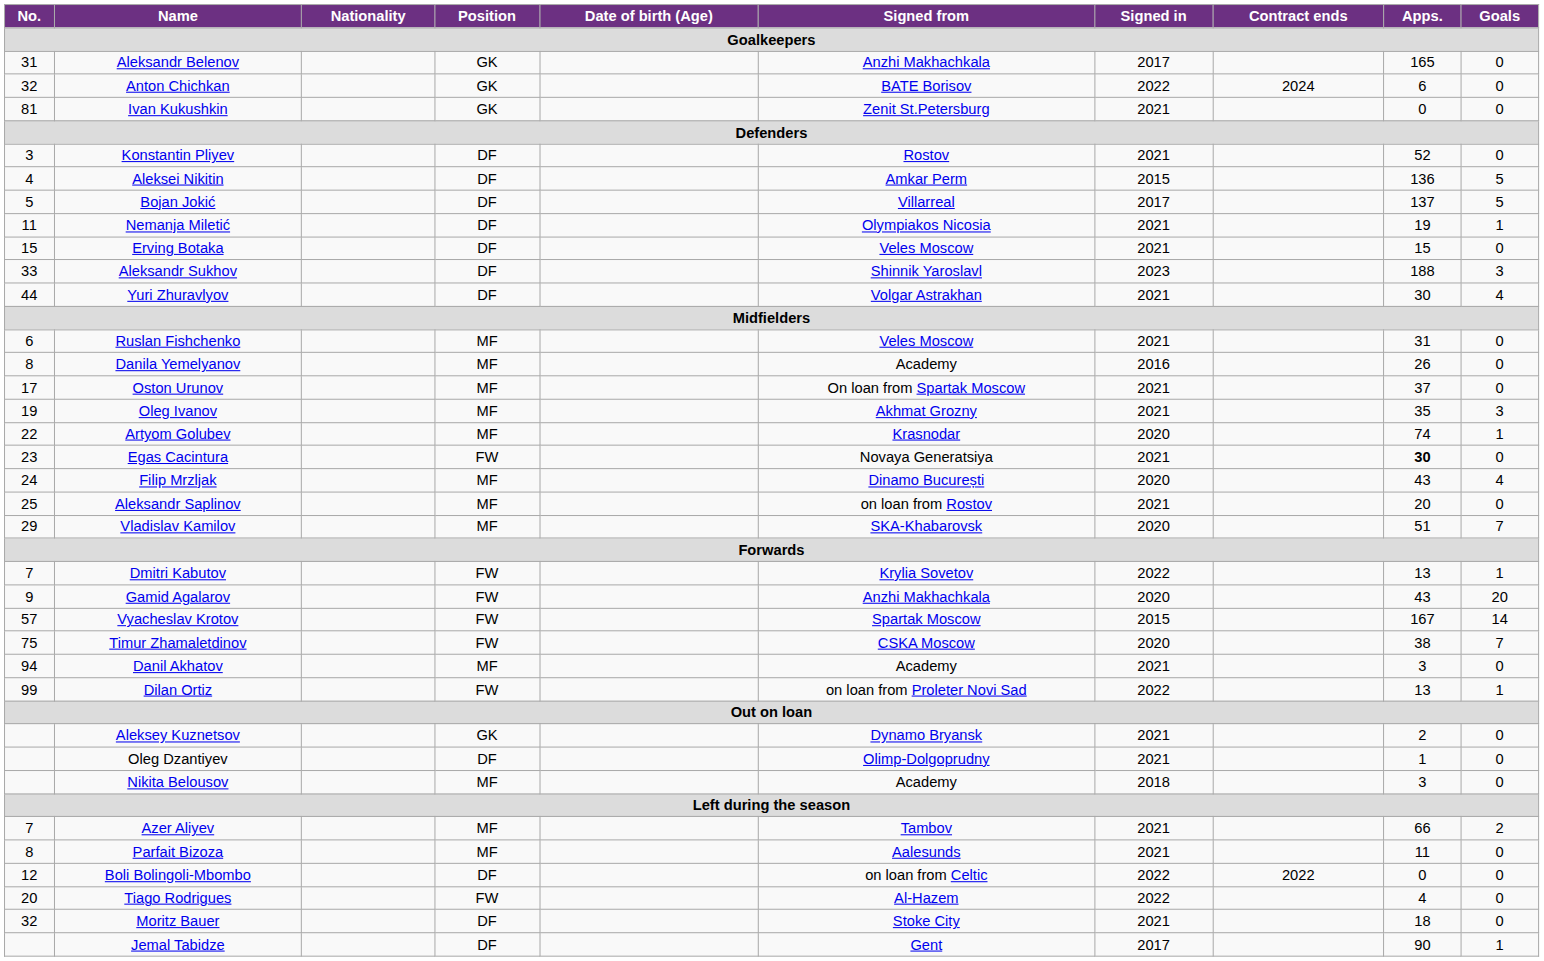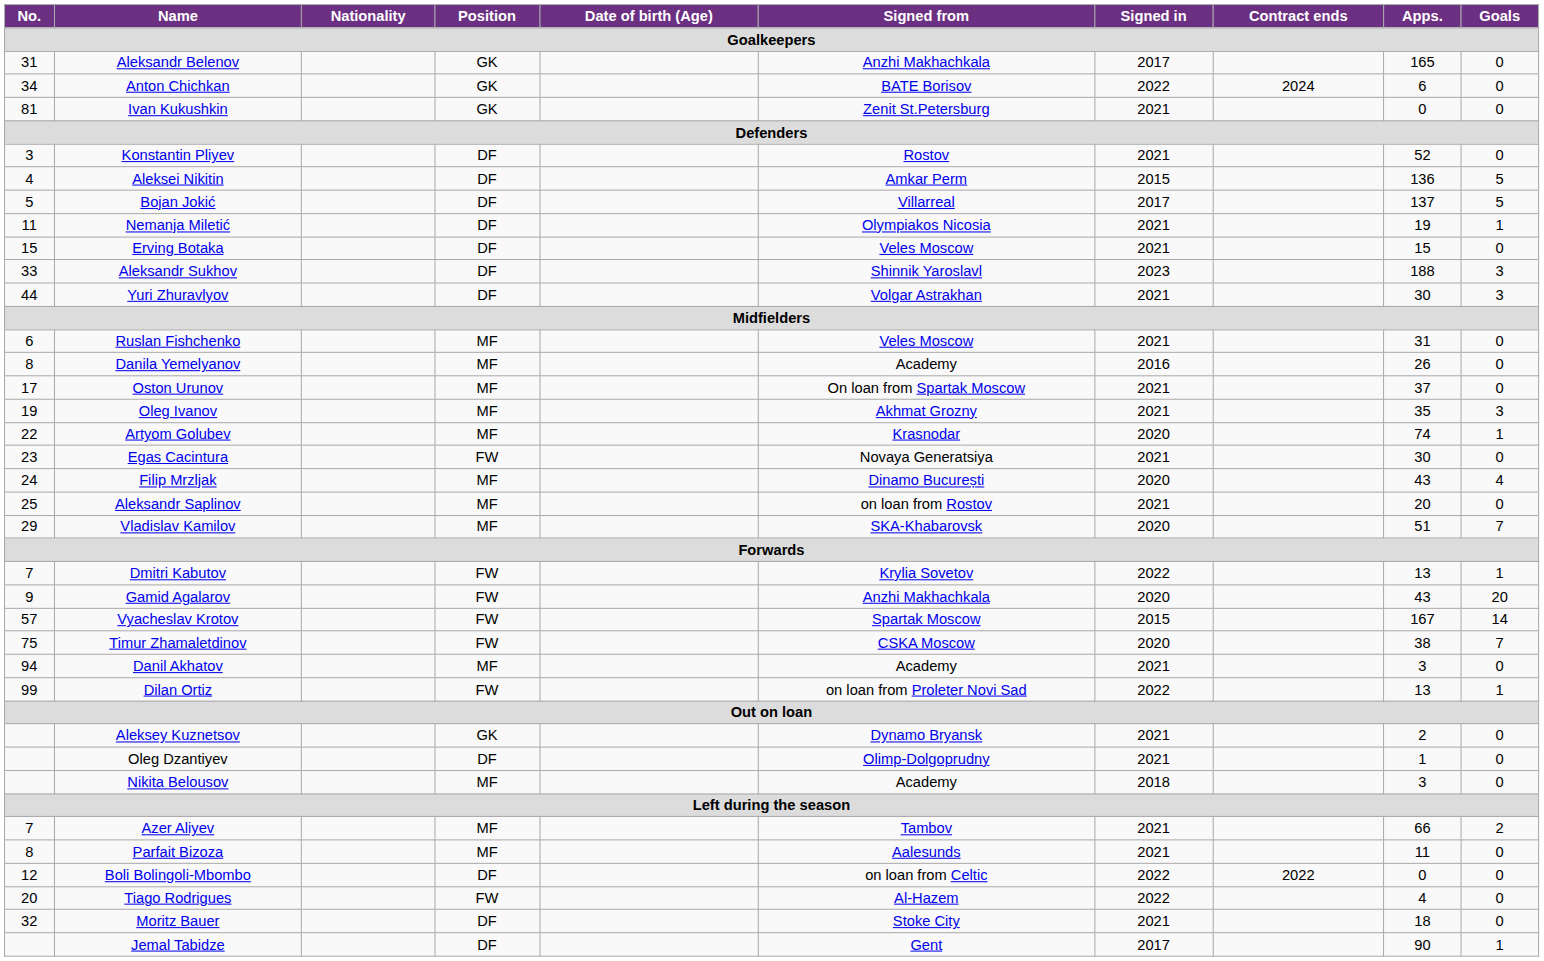(29, 86) 32 -> (29, 86) 34
(1500, 295) 4 -> (1500, 295) 3
(1422, 457) bold -> (1422, 457) normal
